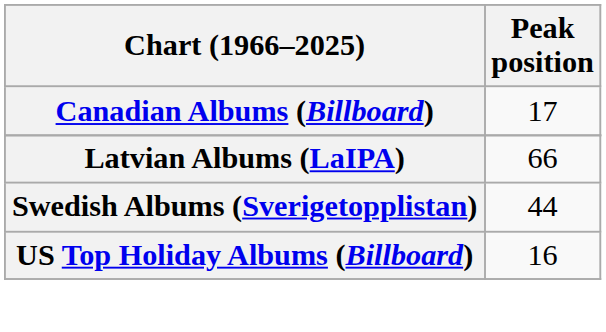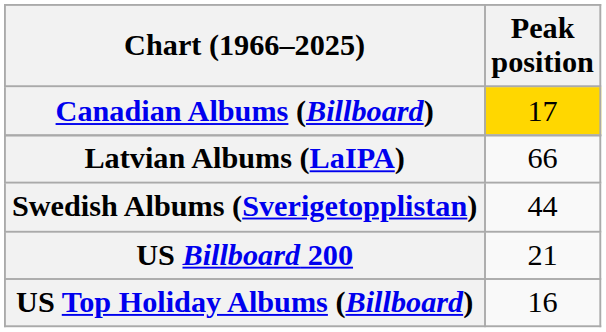(543, 110) no background -> (543, 110) gold background
+ row: (245, 254)
